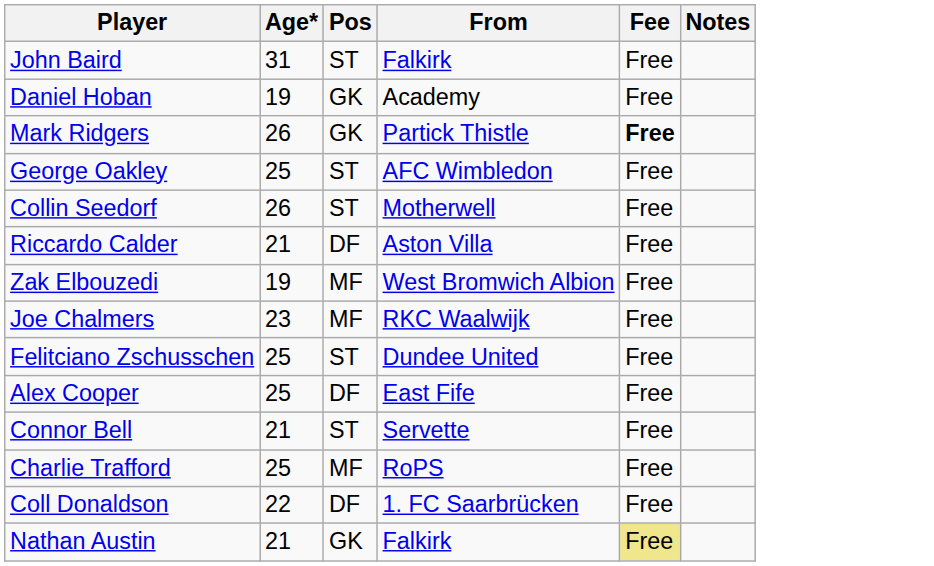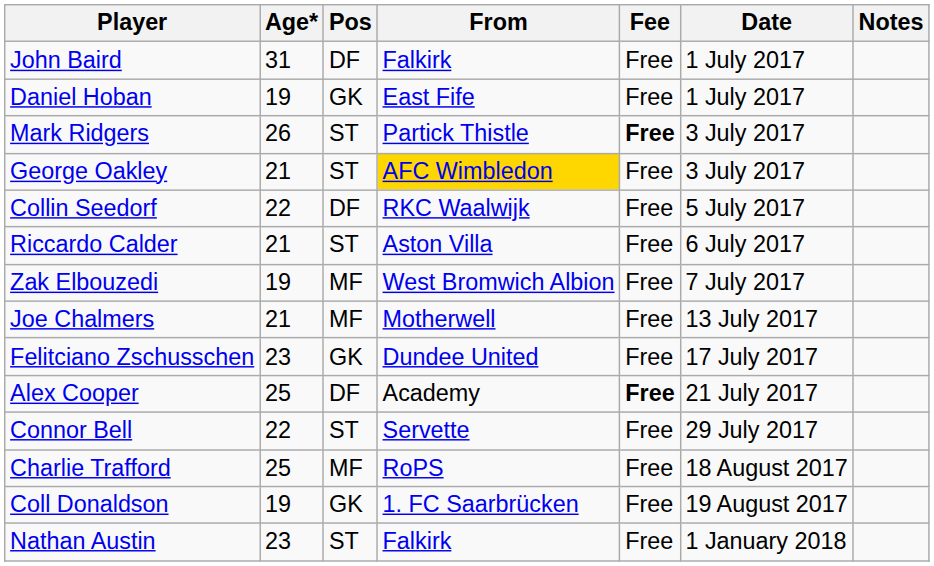+ column: (767, 23)
(344, 60) ST -> (345, 60) DF
(431, 97) Academy -> (429, 97) East Fife
(346, 134) GK -> (344, 134) ST
(278, 171) 25 -> (278, 171) 21
(468, 171) no background -> (468, 171) gold background
(278, 208) 26 -> (278, 208) 22
(344, 208) ST -> (345, 208) DF
(439, 208) Motherwell -> (456, 208) RKC Waalwijk
(345, 245) DF -> (344, 245) ST
(278, 319) 23 -> (278, 319) 21
(456, 319) RKC Waalwijk -> (439, 319) Motherwell
(278, 356) 25 -> (278, 356) 23
(344, 356) ST -> (346, 356) GK
(429, 393) East Fife -> (431, 393) Academy
(649, 393) normal -> (650, 393) bold
(278, 430) 21 -> (278, 430) 22
(278, 504) 22 -> (278, 504) 19
(345, 504) DF -> (346, 504) GK
(278, 541) 21 -> (278, 541) 23
(346, 541) GK -> (344, 541) ST
(649, 541) khaki background -> (649, 541) no background
